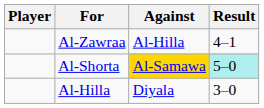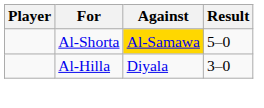- row: (92, 41)
(225, 66) paleturquoise background -> (219, 41) no background
